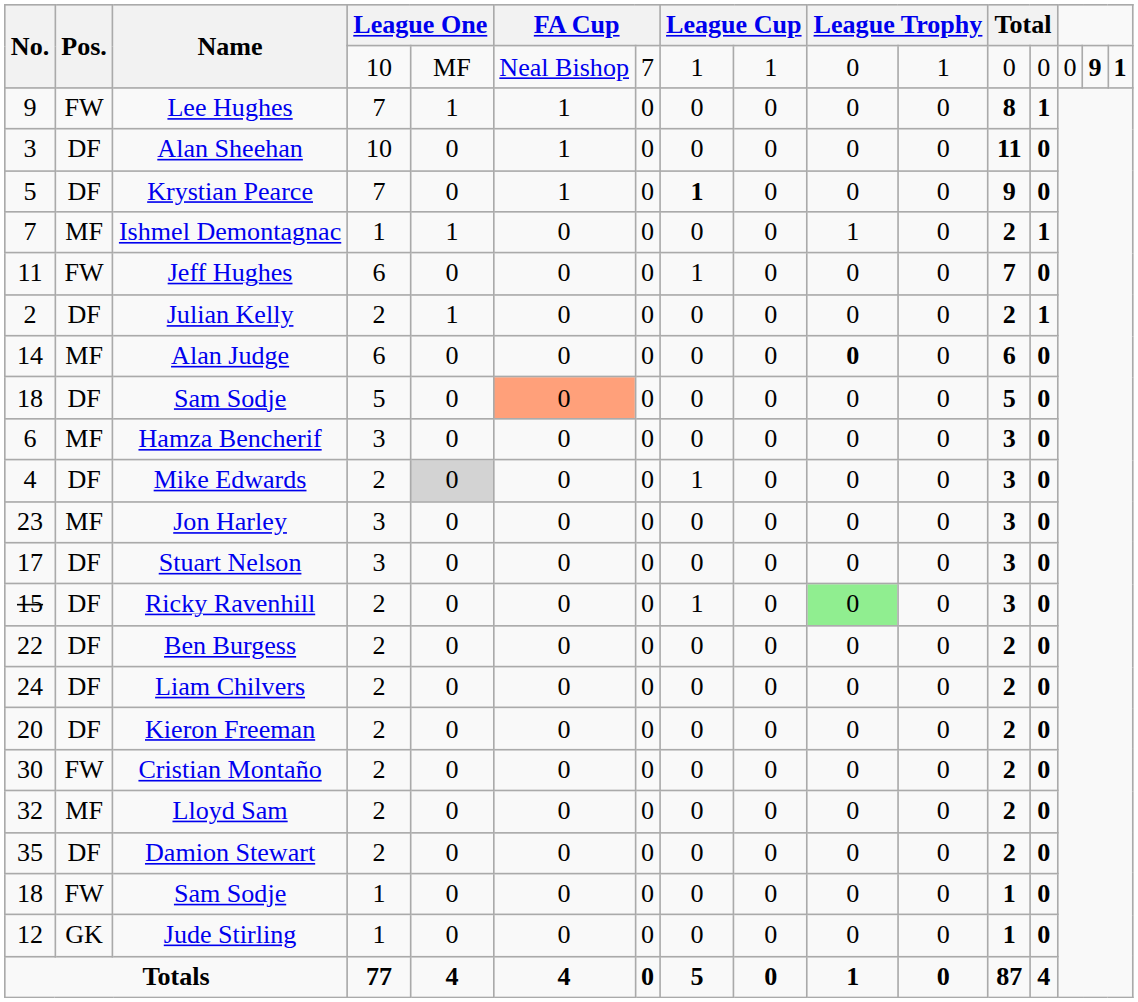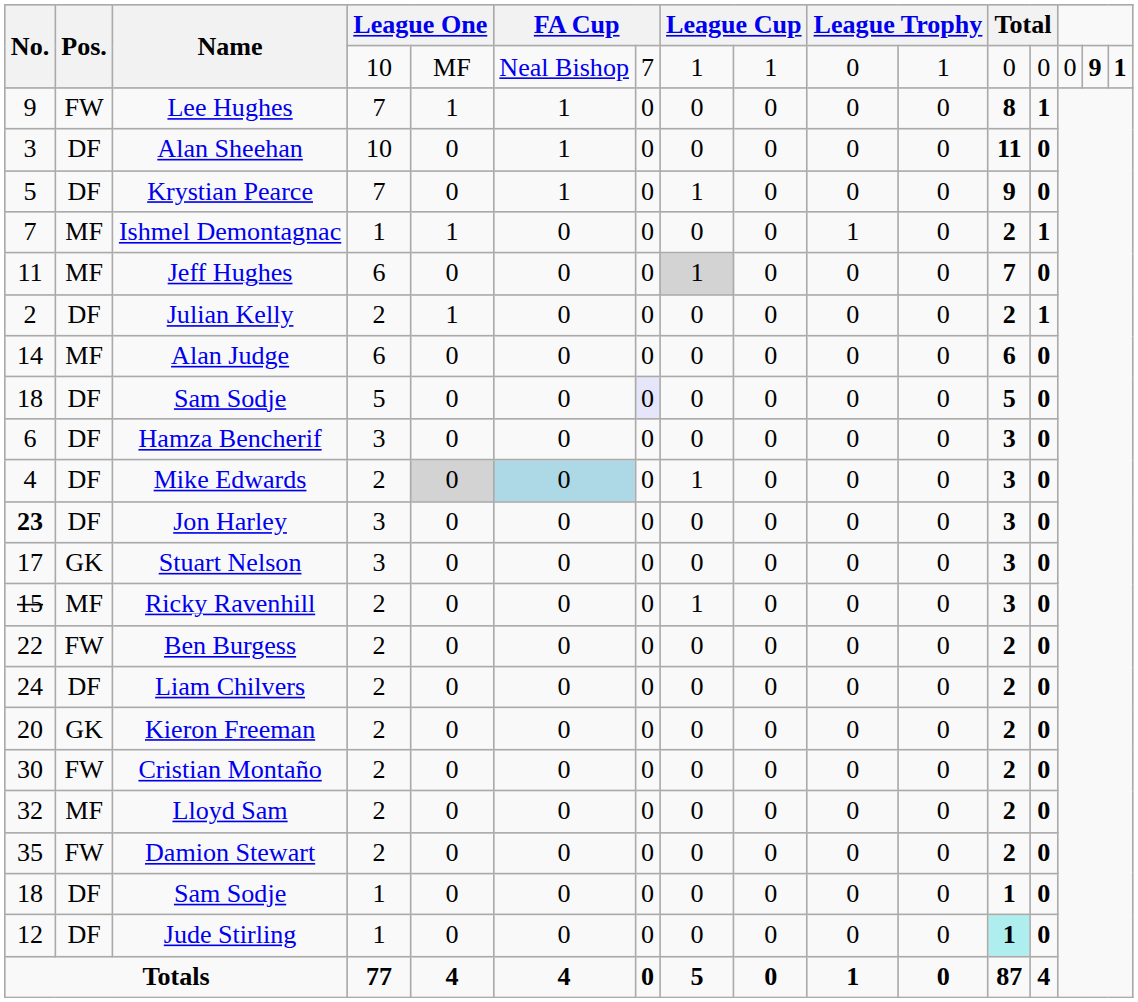(697, 190) bold -> (697, 190) normal
(84, 273) FW -> (84, 273) MF
(697, 273) no background -> (697, 273) lightgrey background
(853, 356) bold -> (853, 356) normal
(564, 397) lightsalmon background -> (564, 397) no background
(648, 397) no background -> (648, 397) lavender background
(84, 438) MF -> (84, 438) DF
(564, 480) no background -> (564, 480) lightblue background
(30, 521) normal -> (30, 521) bold
(84, 521) MF -> (84, 521) DF
(84, 562) DF -> (84, 562) GK
(84, 604) DF -> (84, 604) MF
(853, 604) lightgreen background -> (853, 604) no background
(84, 645) DF -> (84, 645) FW
(84, 728) DF -> (84, 728) GK
(84, 852) DF -> (84, 852) FW
(84, 893) FW -> (84, 893) DF
(84, 935) GK -> (84, 935) DF
(1009, 935) no background -> (1009, 935) paleturquoise background
